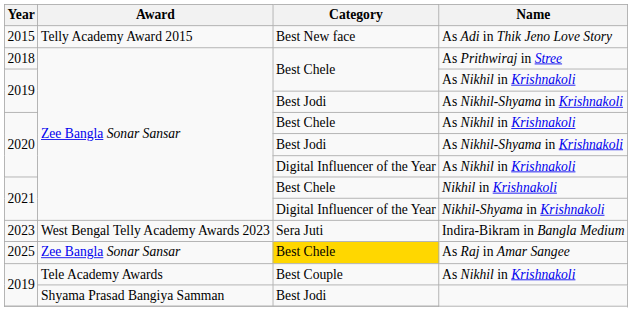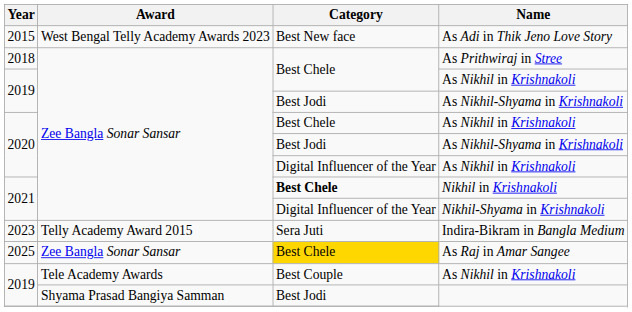(117, 36) Telly Academy Award 2015 -> (155, 36) West Bengal Telly Academy Awards 2023
(306, 187) normal -> (307, 187) bold
(155, 230) West Bengal Telly Academy Awards 2023 -> (117, 230) Telly Academy Award 2015
